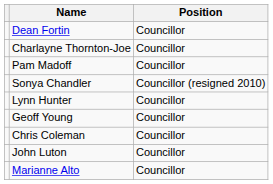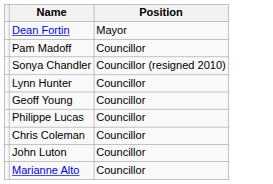(160, 30) Councillor -> (112, 30) Mayor
- row: (71, 48)
+ row: (48, 118)
